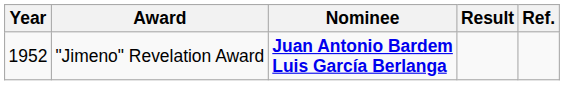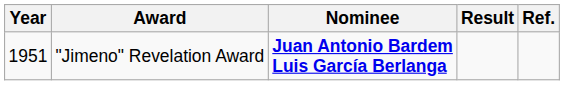(28, 55) 1952 -> (28, 55) 1951
